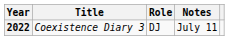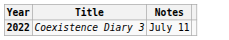- column: (161, 12)
